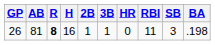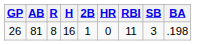- column: (107, 13)
(54, 31) bold -> (54, 31) normal
